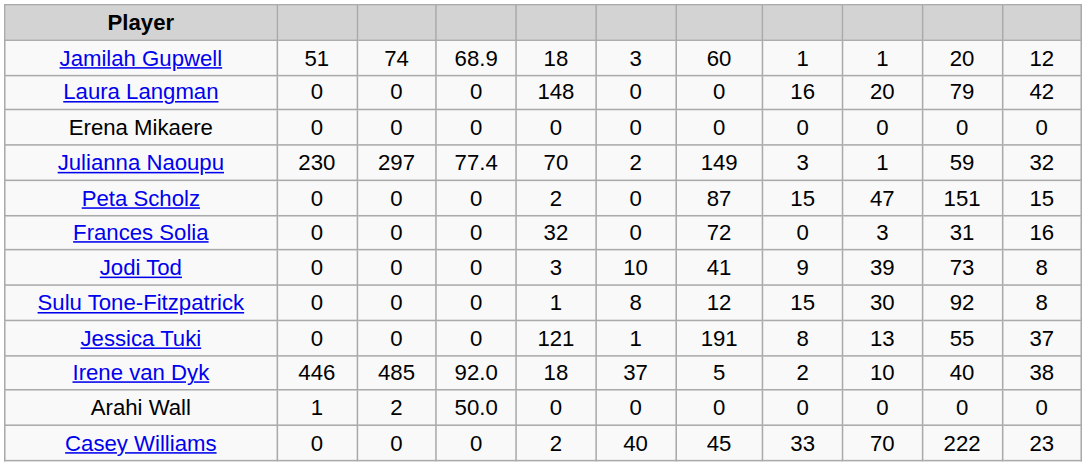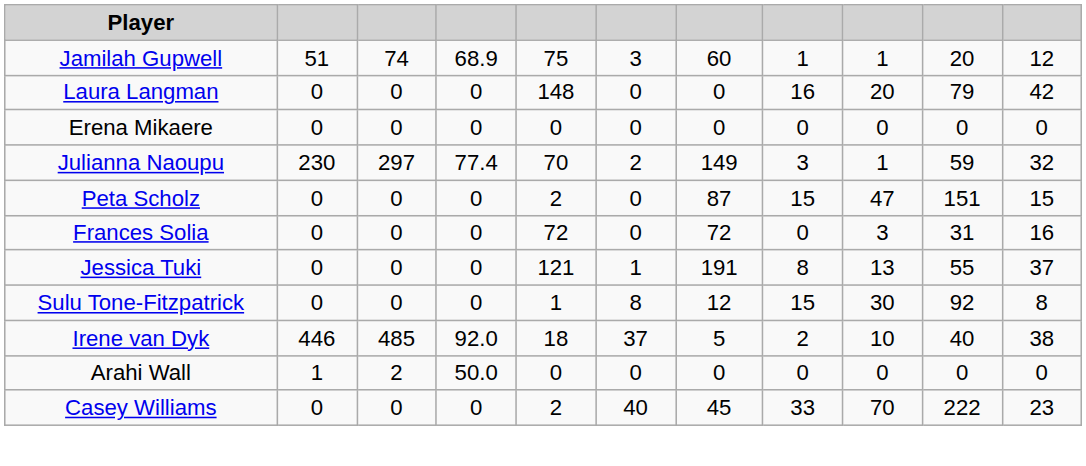(556, 58) 18 -> (556, 58) 75
(556, 233) 32 -> (556, 233) 72
- row: (141, 268)
rows swapped: (141, 303) <-> (141, 338)
